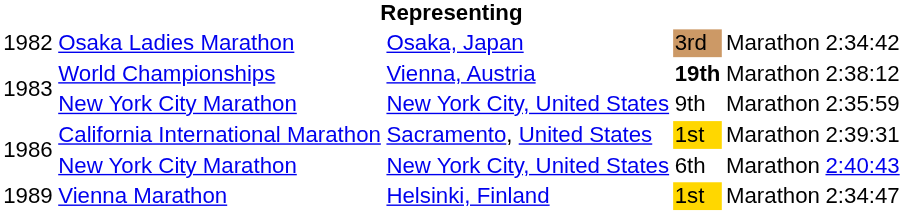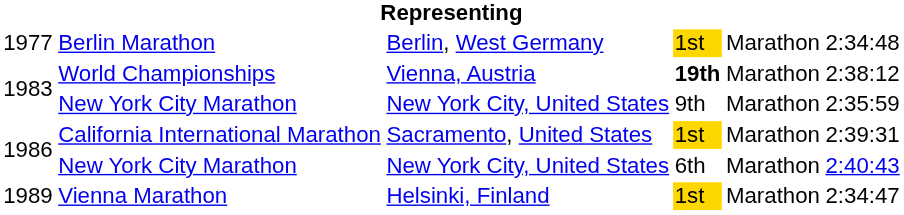+ row: (28, 43)
- row: (28, 43)
